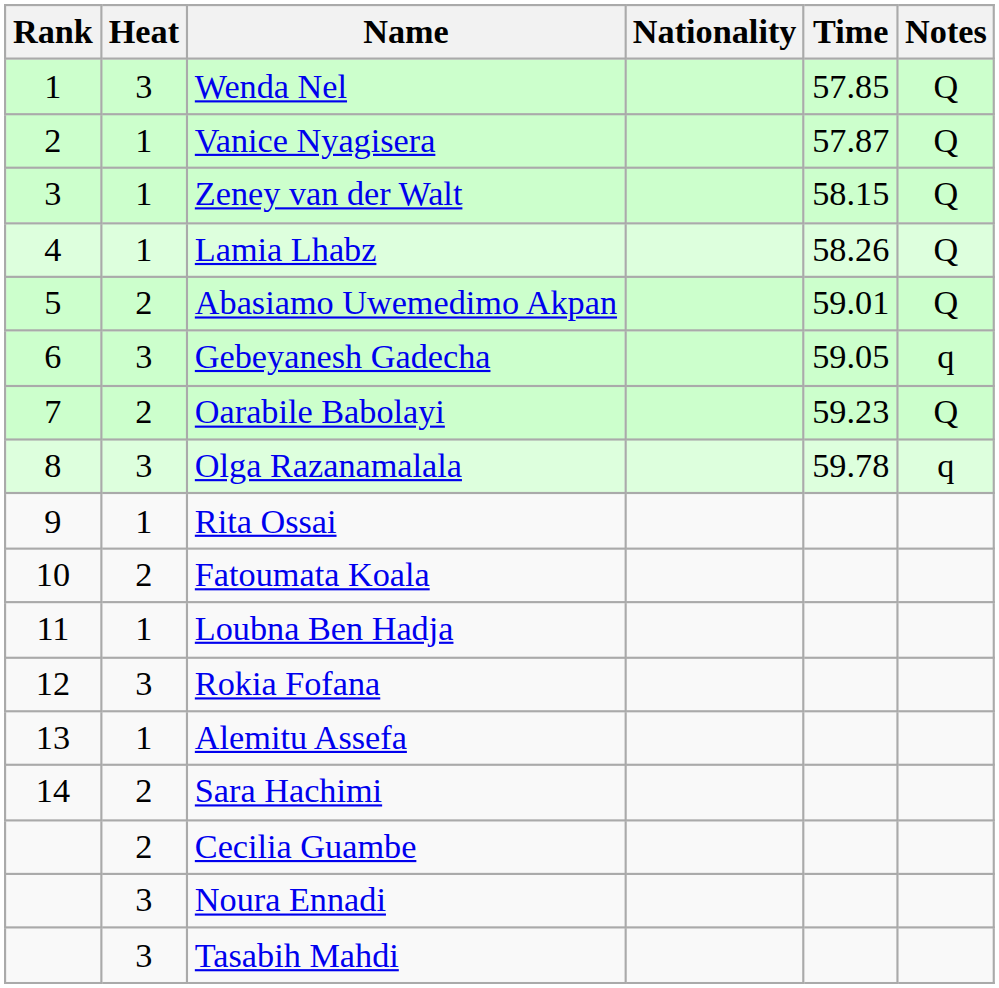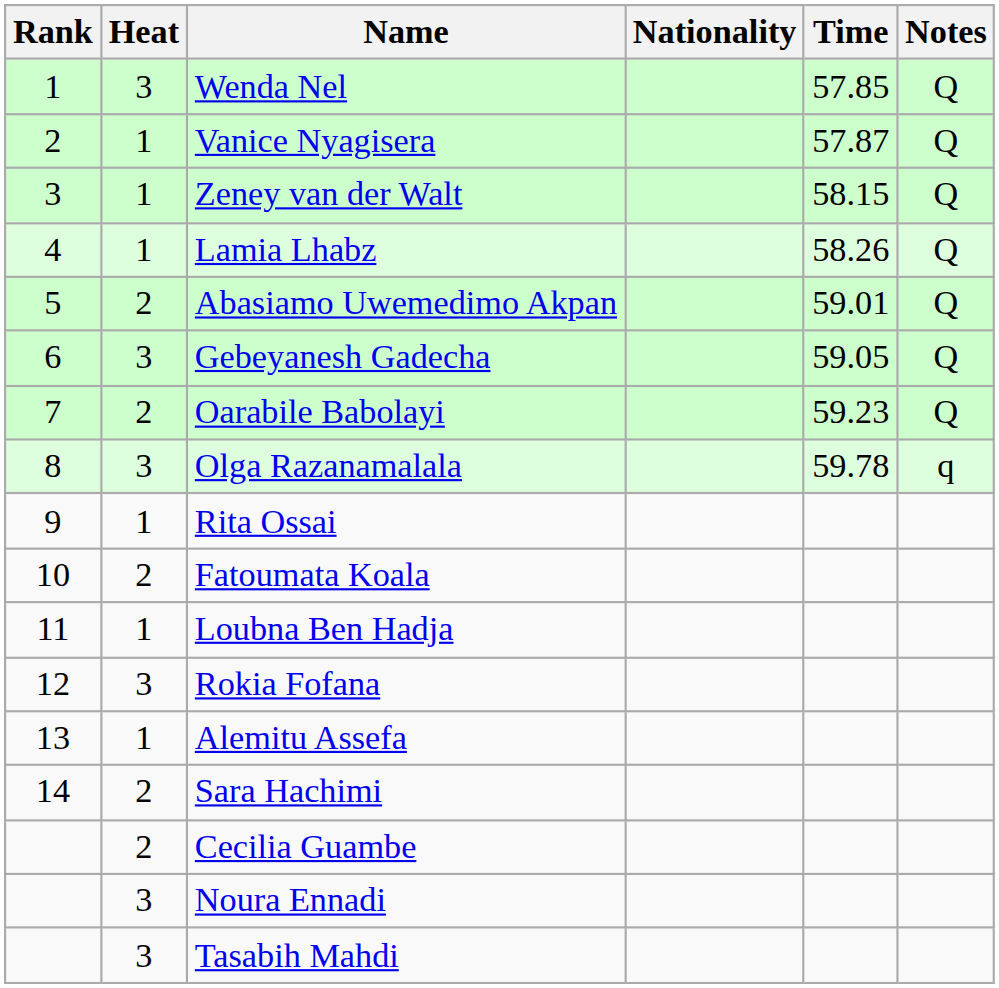(946, 357) q -> (946, 357) Q
